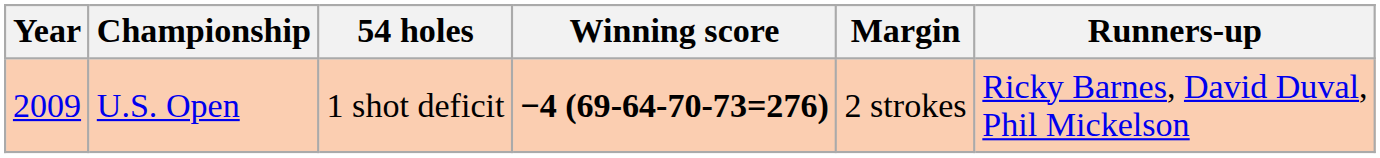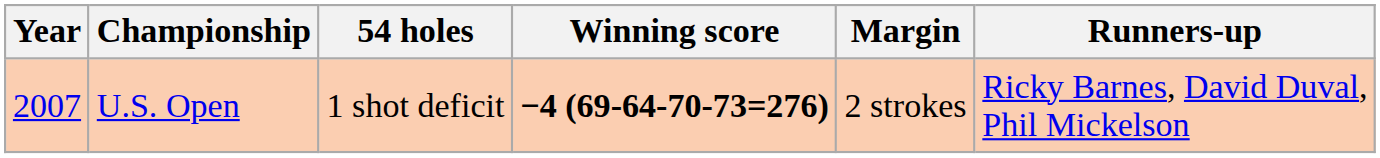(47, 104) 2009 -> (47, 104) 2007
